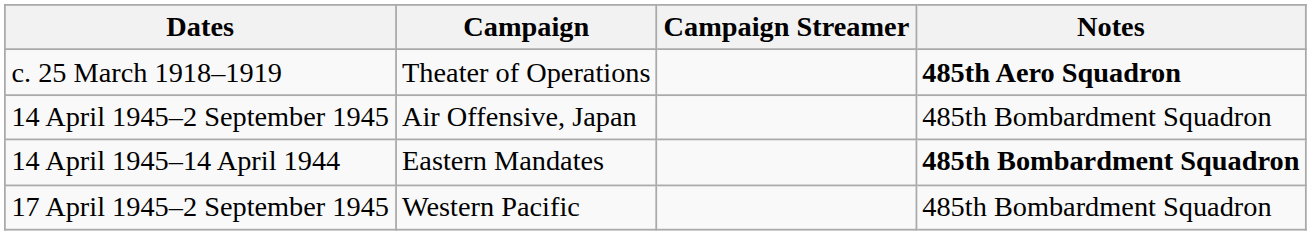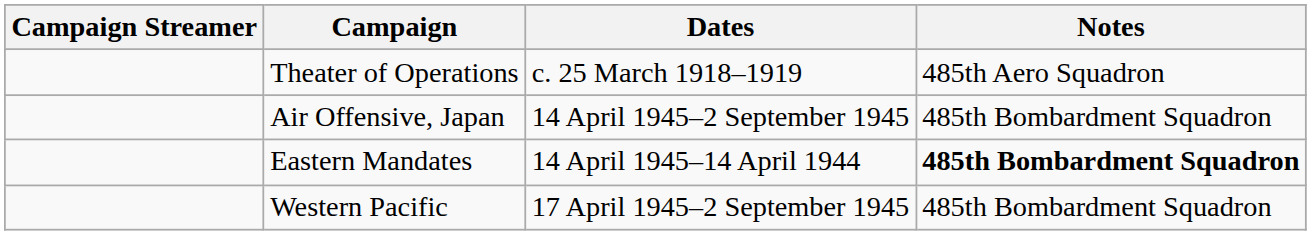columns swapped: (786, 26) <-> (200, 26)
(1052, 71) bold -> (1043, 71) normal
